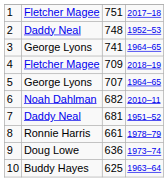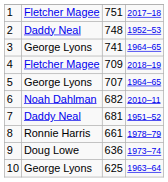(56, 168) Buddy Hayes -> (58, 168) George Lyons
